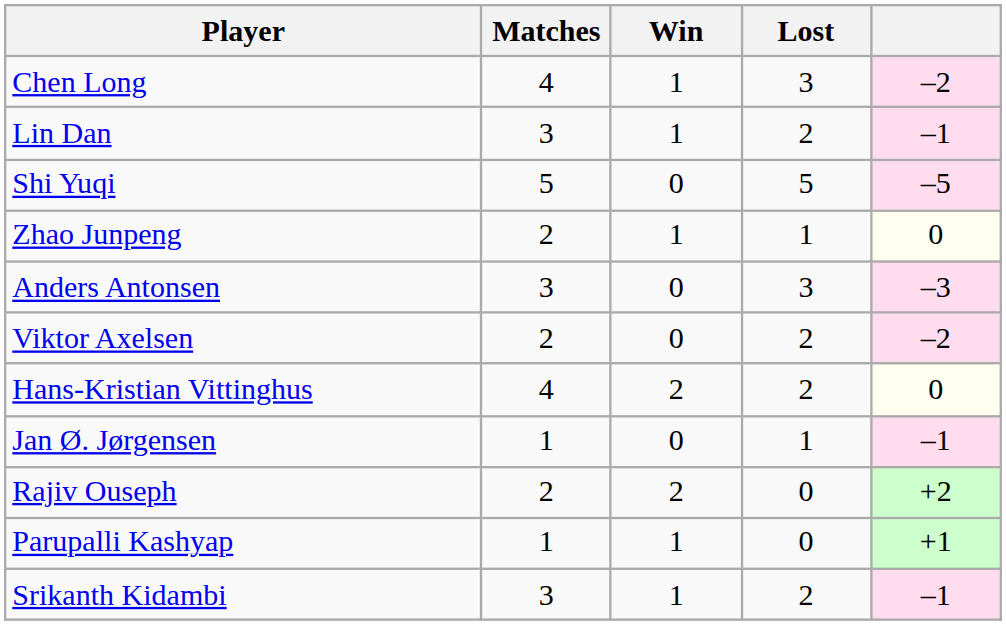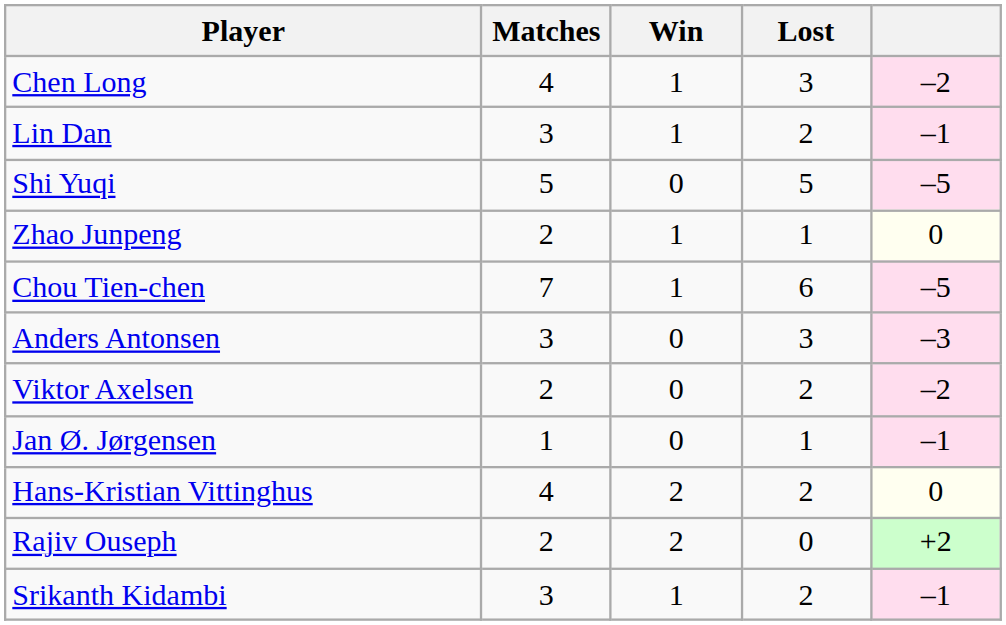+ row: (109, 286)
rows swapped: (114, 440) <-> (163, 388)
- row: (123, 542)
